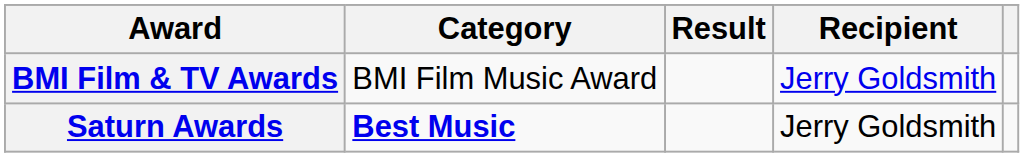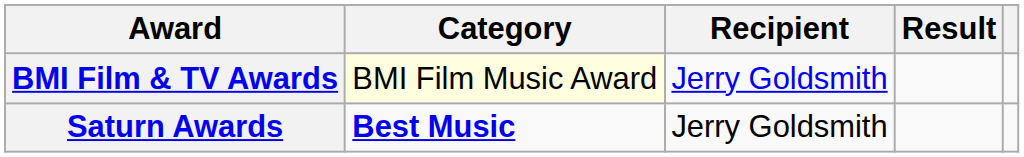columns swapped: (888, 28) <-> (719, 28)
(505, 77) no background -> (505, 77) lightyellow background
